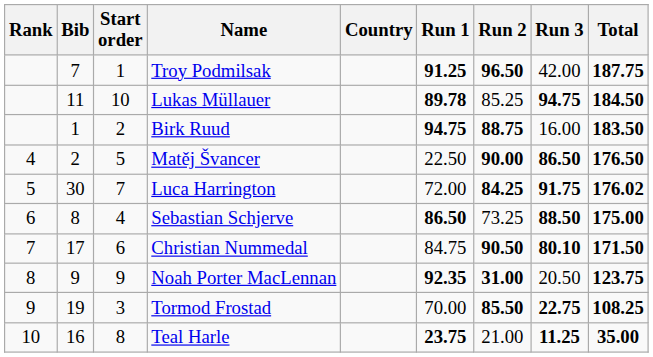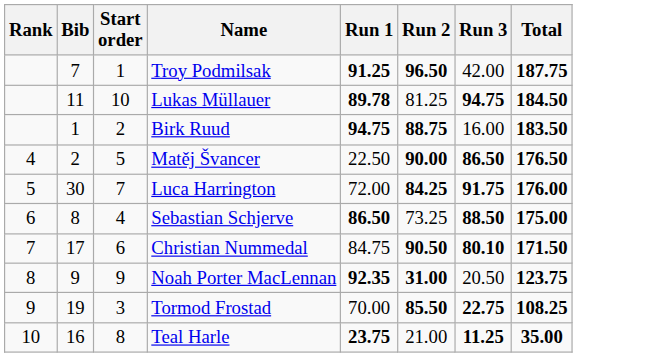- column: (379, 29)
(502, 99) 85.25 -> (426, 99) 81.25
(618, 188) 176.02 -> (542, 188) 176.00
